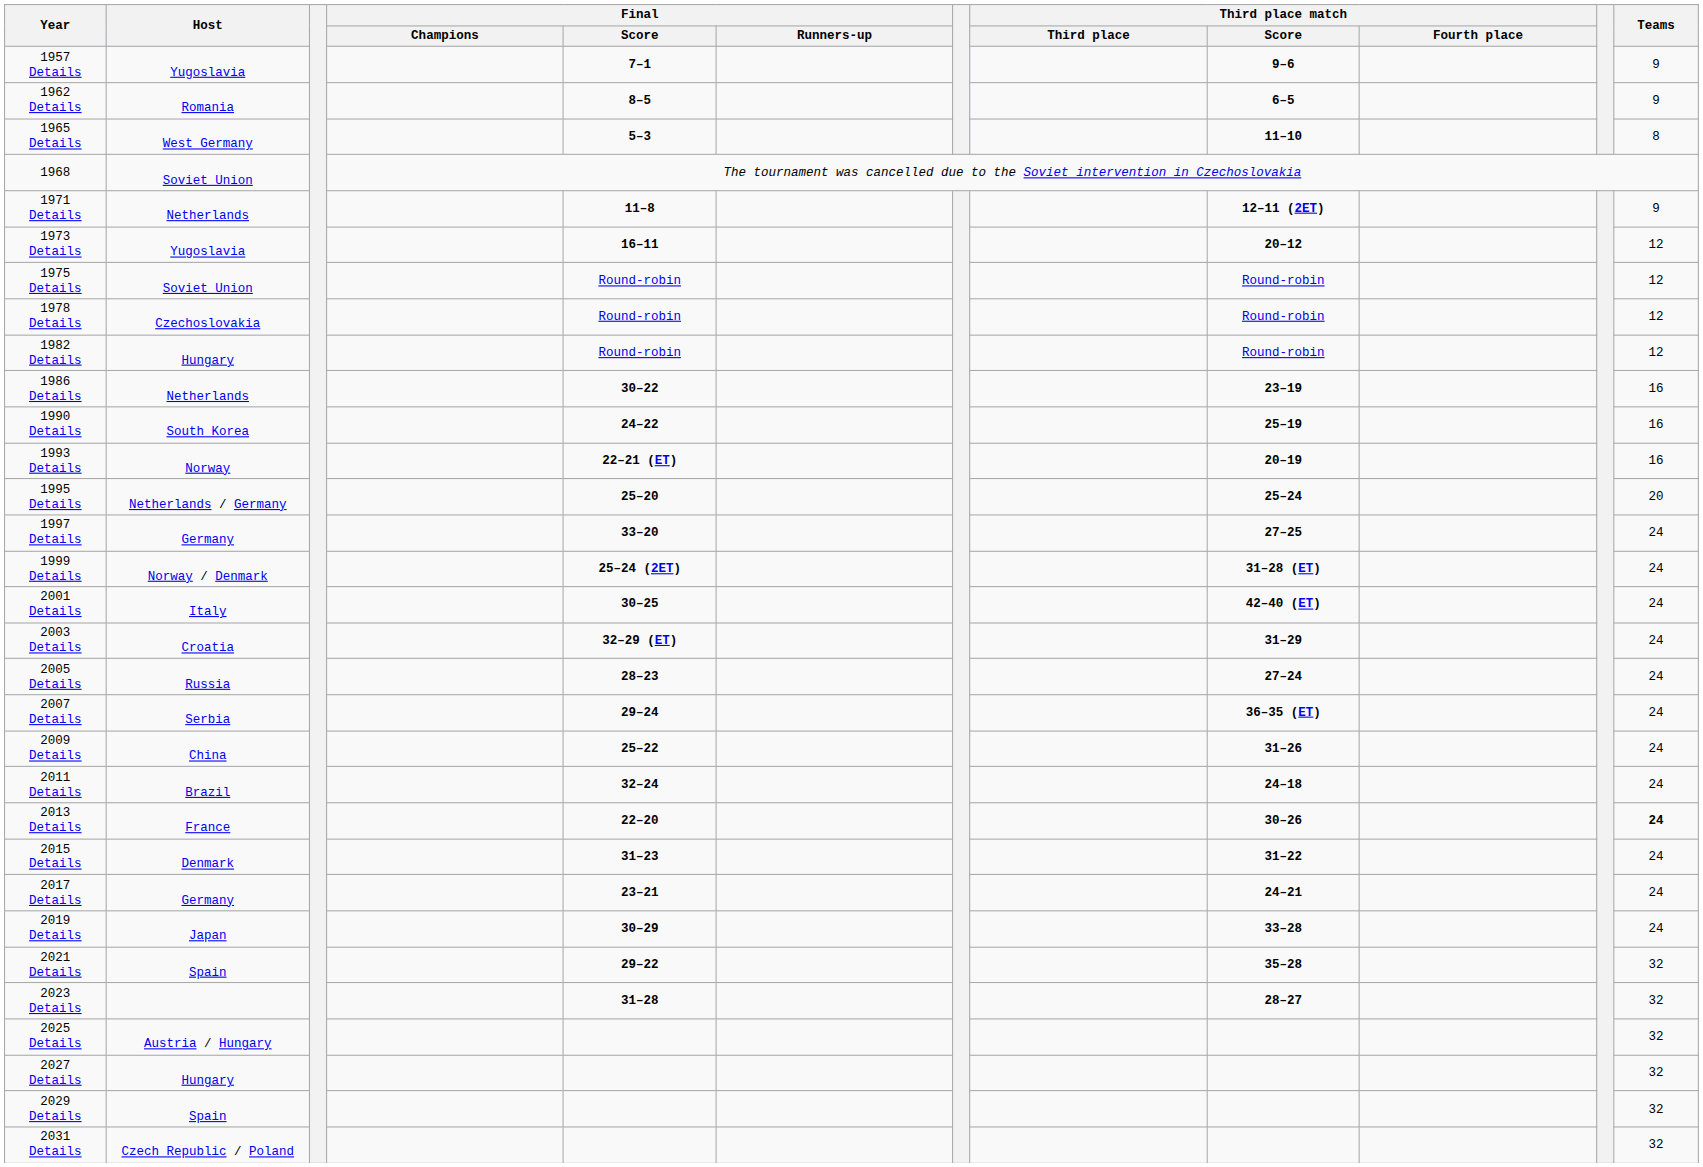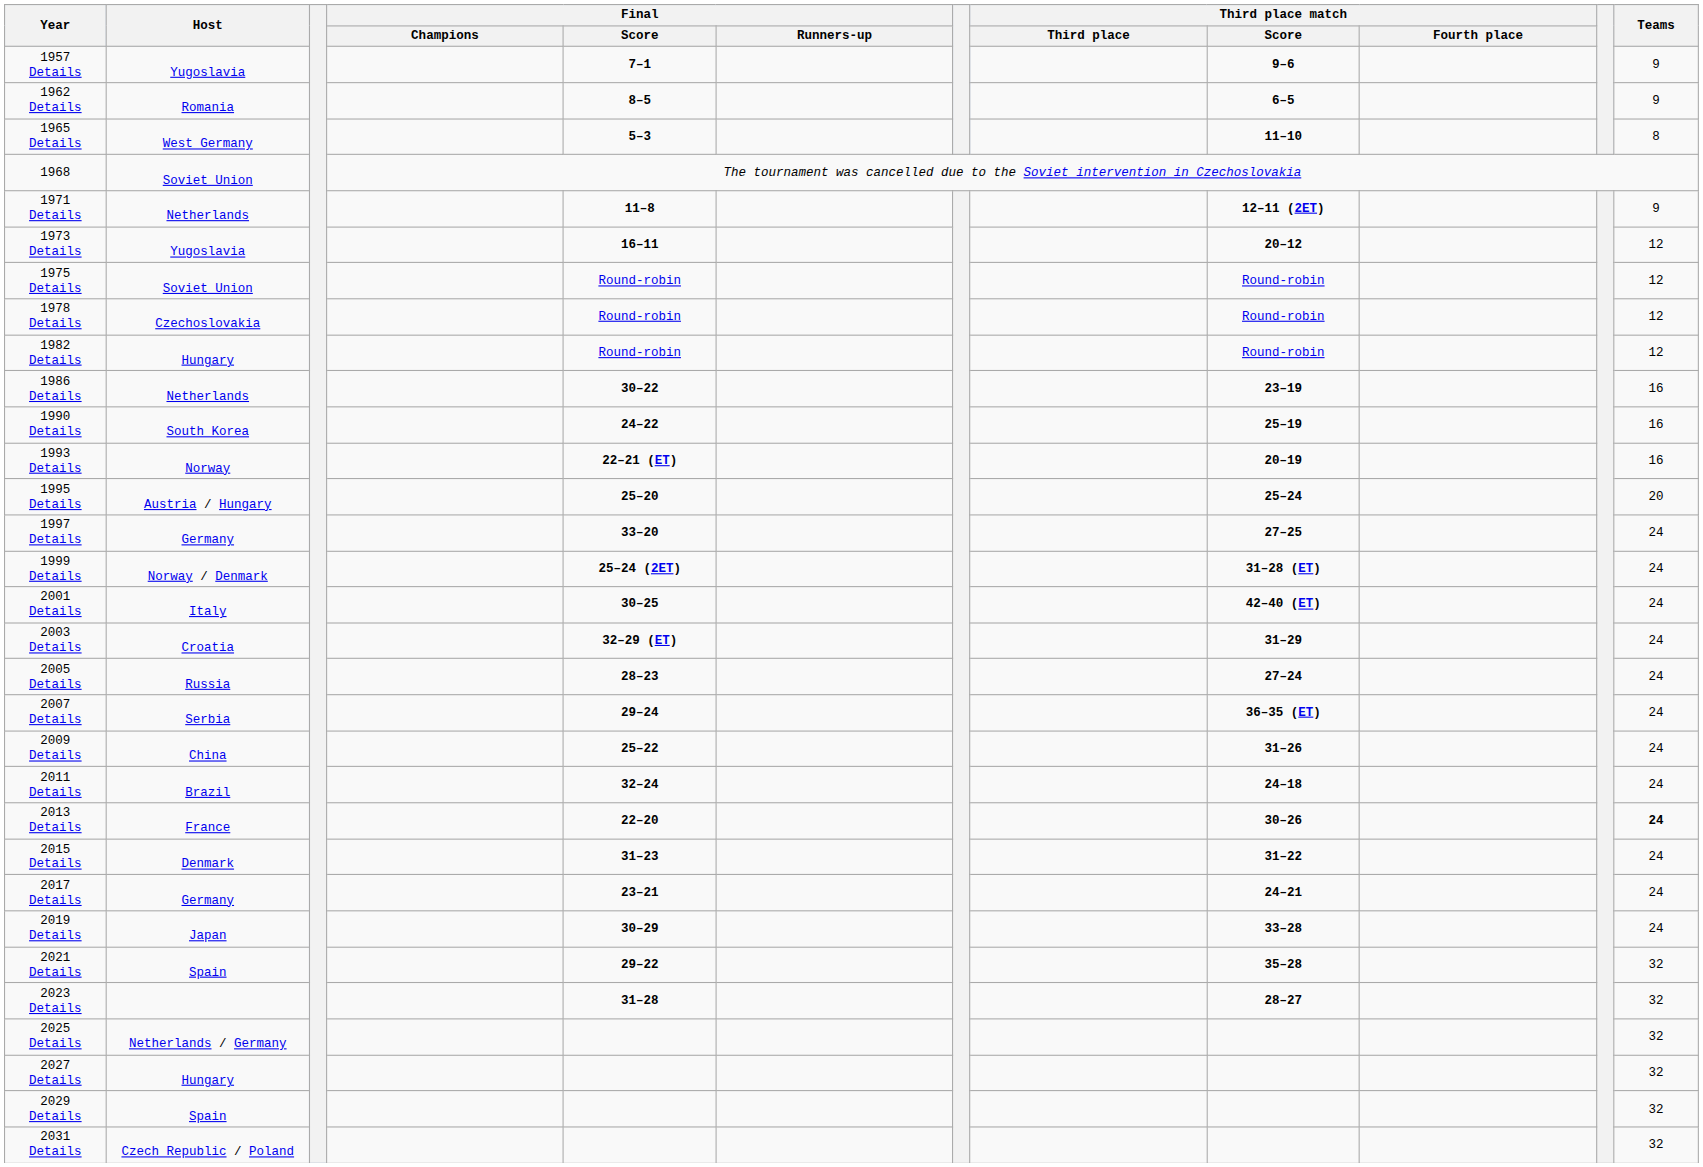(208, 504) Netherlands / Germany -> (208, 504) Austria / Hungary
(208, 1044) Austria / Hungary -> (208, 1044) Netherlands / Germany
